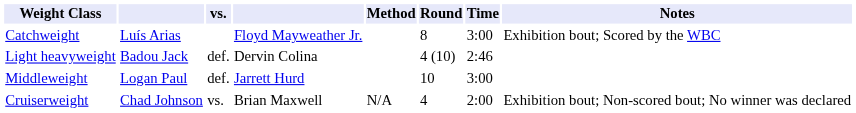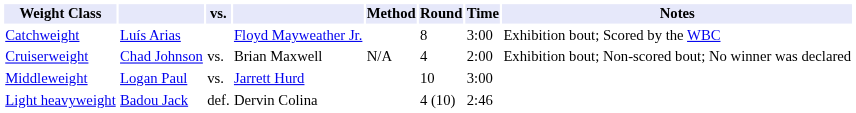rows swapped: (60, 57) <-> (47, 100)
(218, 78) def. -> (216, 78) vs.
